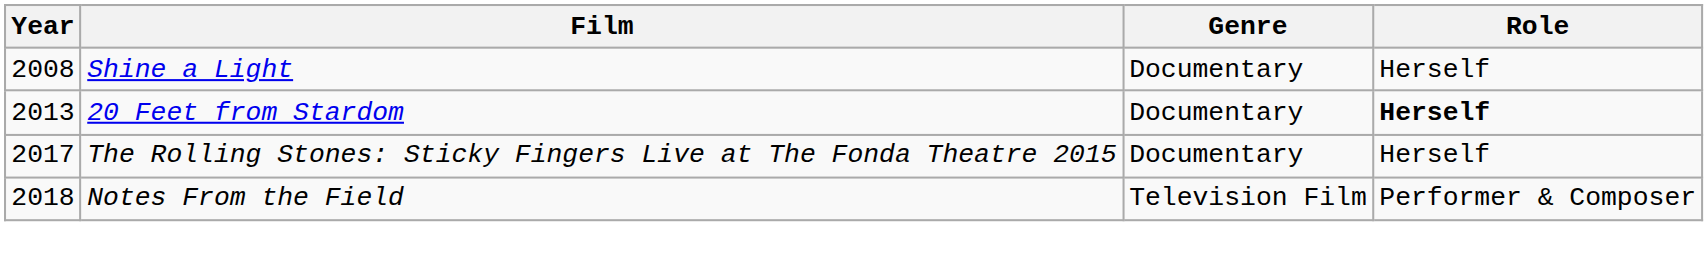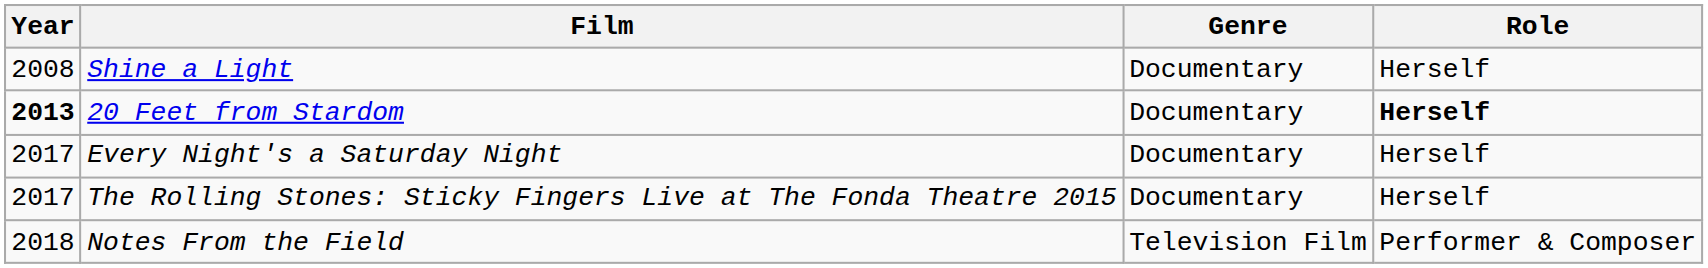(43, 113) normal -> (43, 113) bold
+ row: (325, 156)
